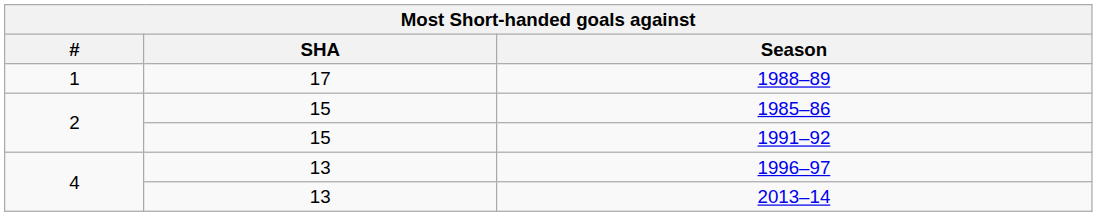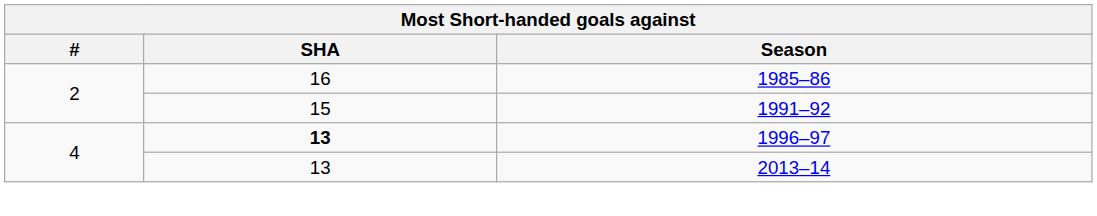- row: (794, 79)
(320, 108) 15 -> (320, 79) 16
(320, 168) normal -> (320, 138) bold
